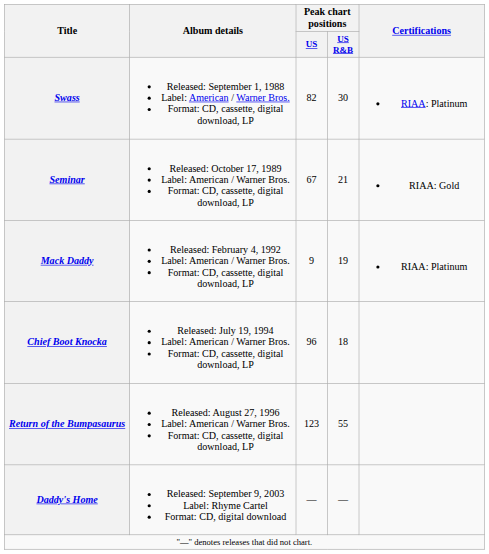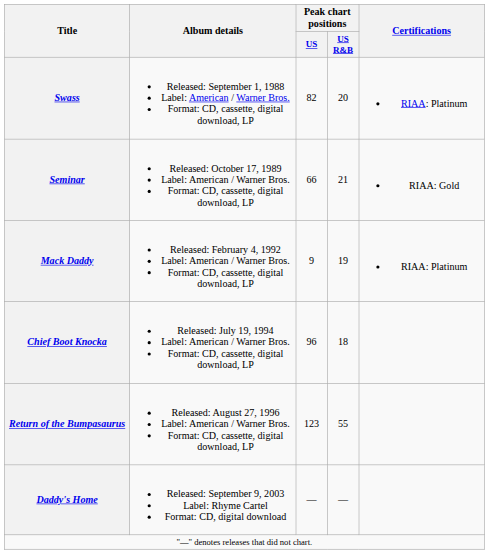(343, 98) 30 -> (343, 98) 20
(312, 179) 67 -> (312, 179) 66
